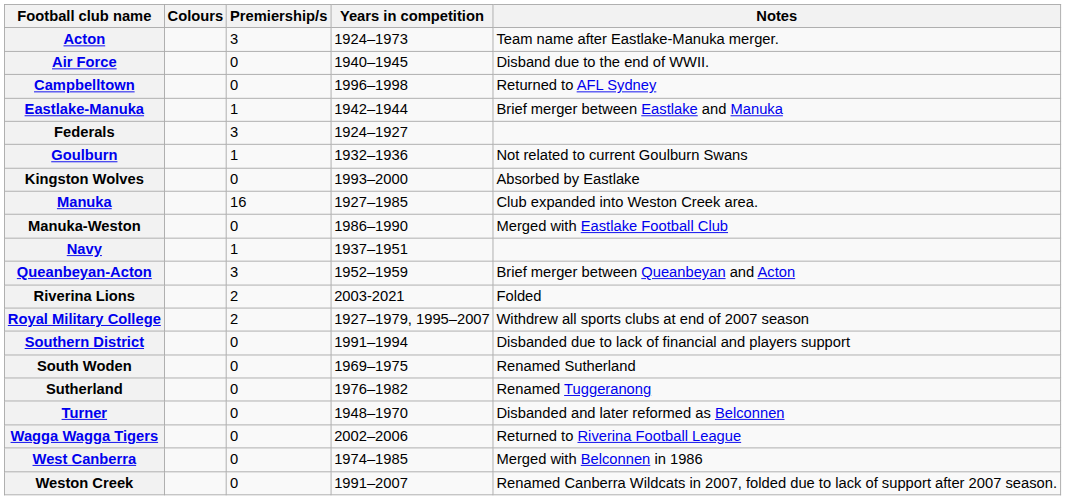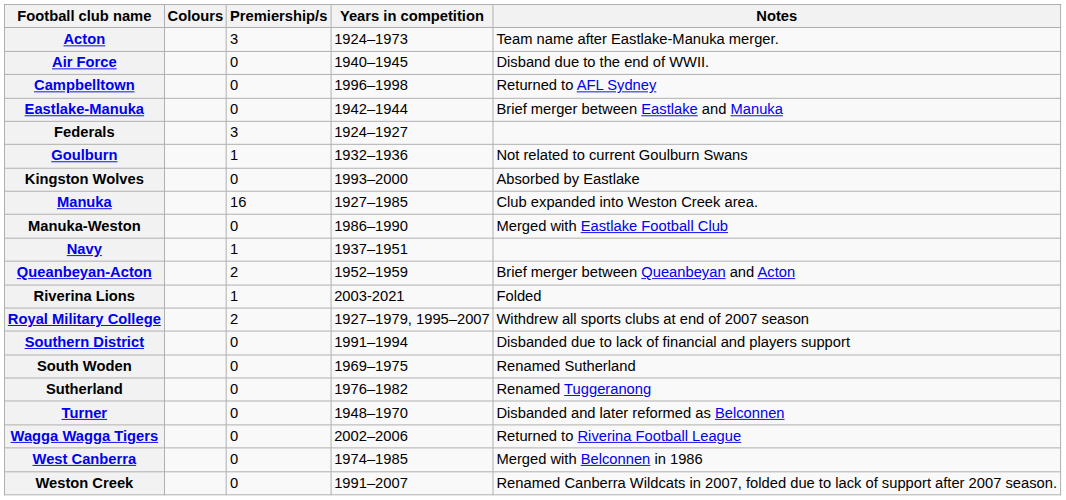(234, 109) 1 -> (234, 109) 0
(234, 272) 3 -> (234, 272) 2
(234, 296) 2 -> (234, 296) 1
